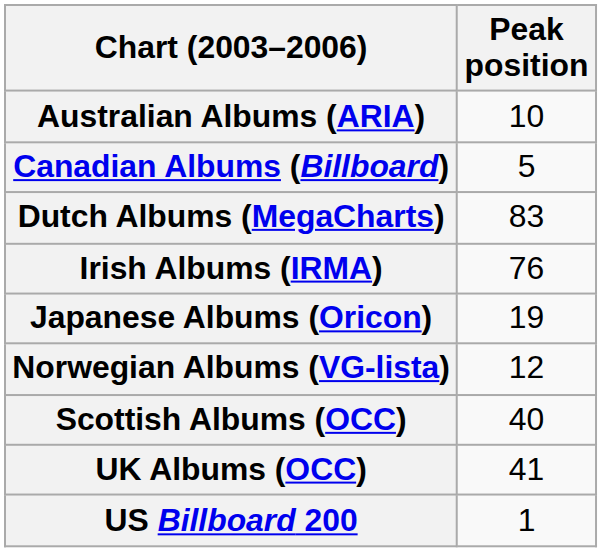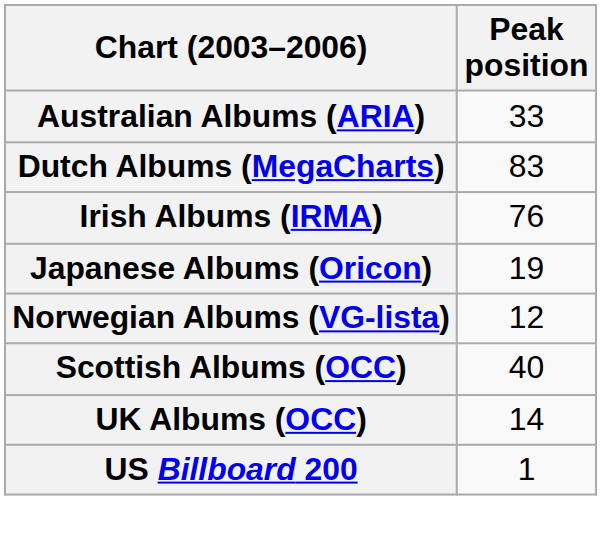(526, 116) 10 -> (526, 116) 33
- row: (231, 166)
(526, 469) 41 -> (526, 419) 14
